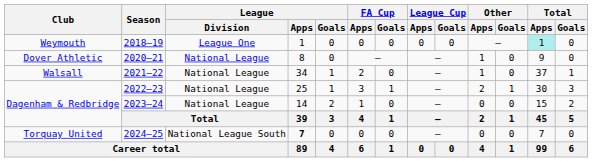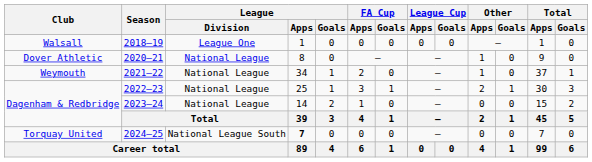(63, 42) Weymouth -> (63, 42) Walsall
(541, 42) paleturquoise background -> (541, 42) no background
(63, 73) Walsall -> (63, 73) Weymouth
